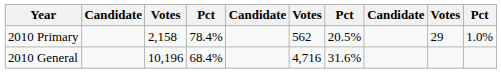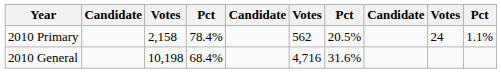(437, 36) 29 -> (437, 36) 24
(480, 36) 1.0% -> (480, 36) 1.1%
(166, 57) 10,196 -> (166, 57) 10,198
